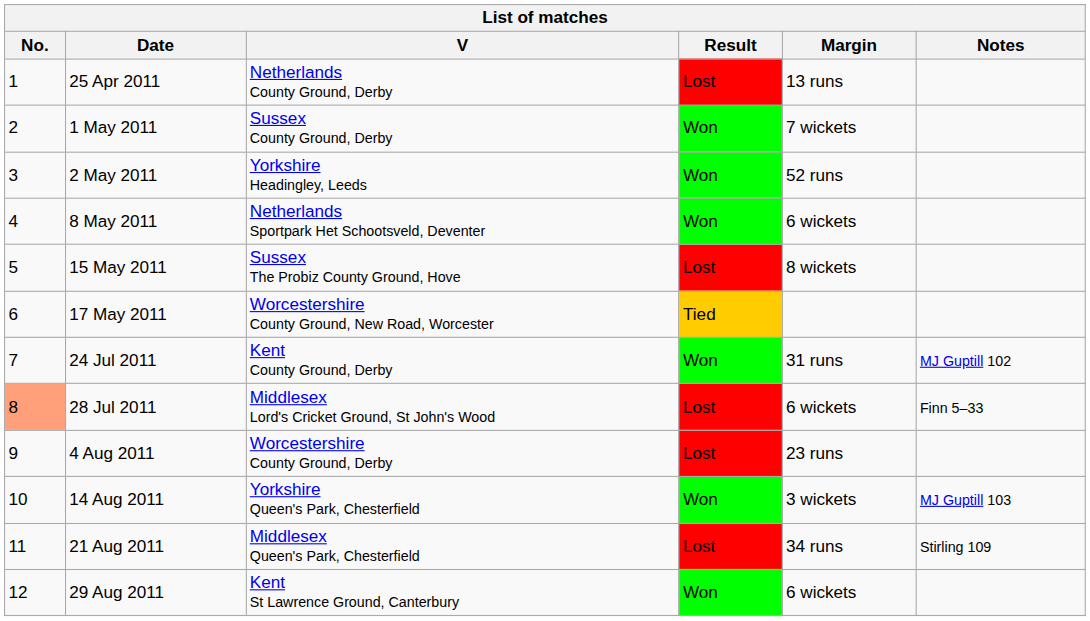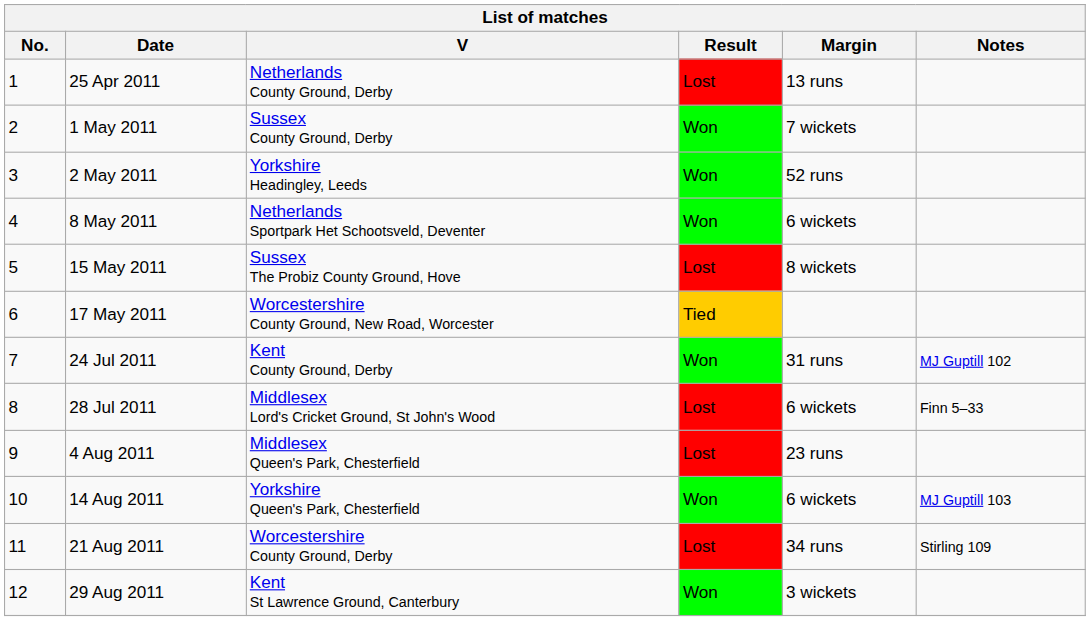(13, 406) lightsalmon background -> (13, 406) no background
(321, 453) Worcestershire County Ground, Derby -> (335, 453) Middlesex Queen's Park, Chesterfield
(821, 499) 3 wickets -> (821, 499) 6 wickets
(335, 546) Middlesex Queen's Park, Chesterfield -> (321, 546) Worcestershire County Ground, Derby
(821, 592) 6 wickets -> (821, 592) 3 wickets
